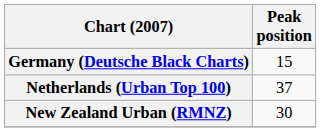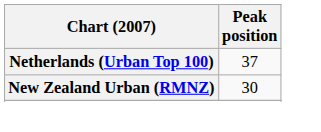- row: (129, 61)
